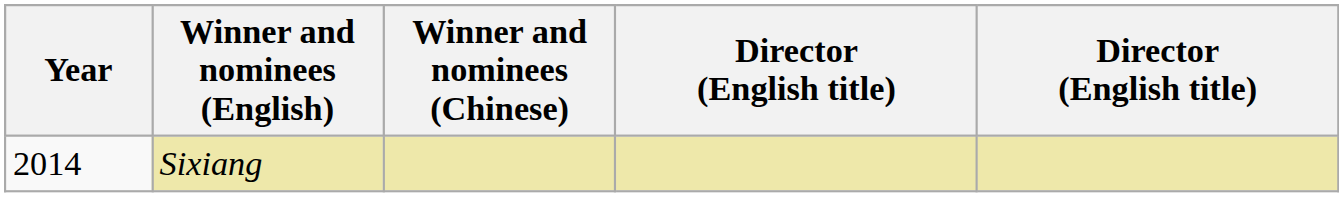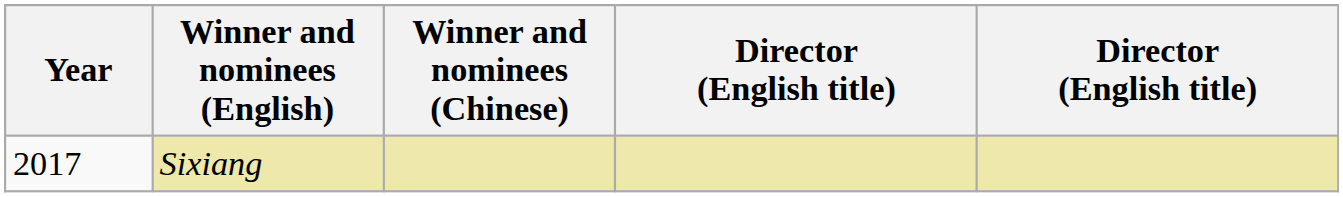(47, 162) 2014 -> (47, 162) 2017
